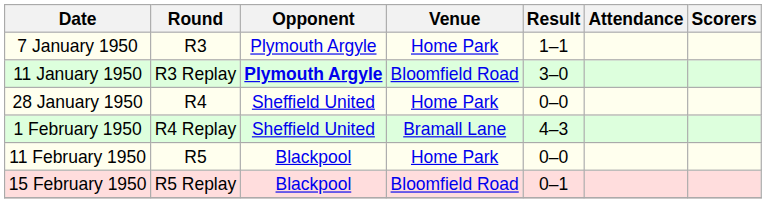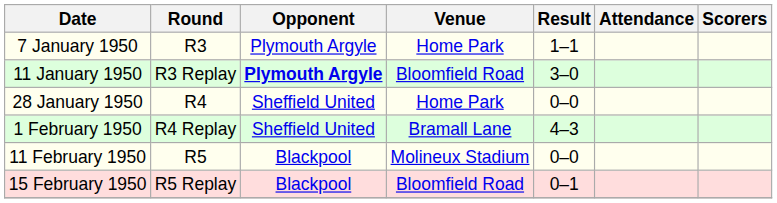(455, 157) Home Park -> (460, 157) Molineux Stadium
